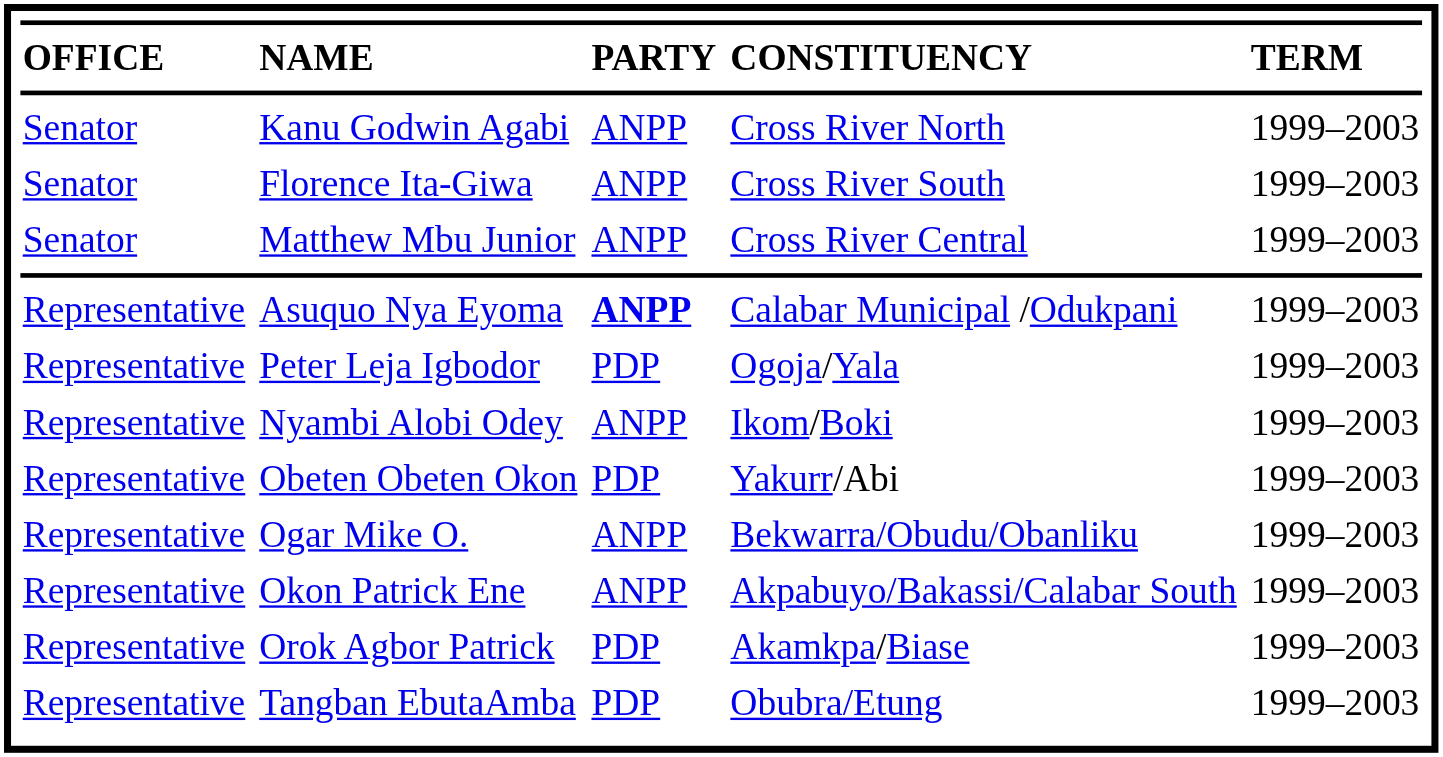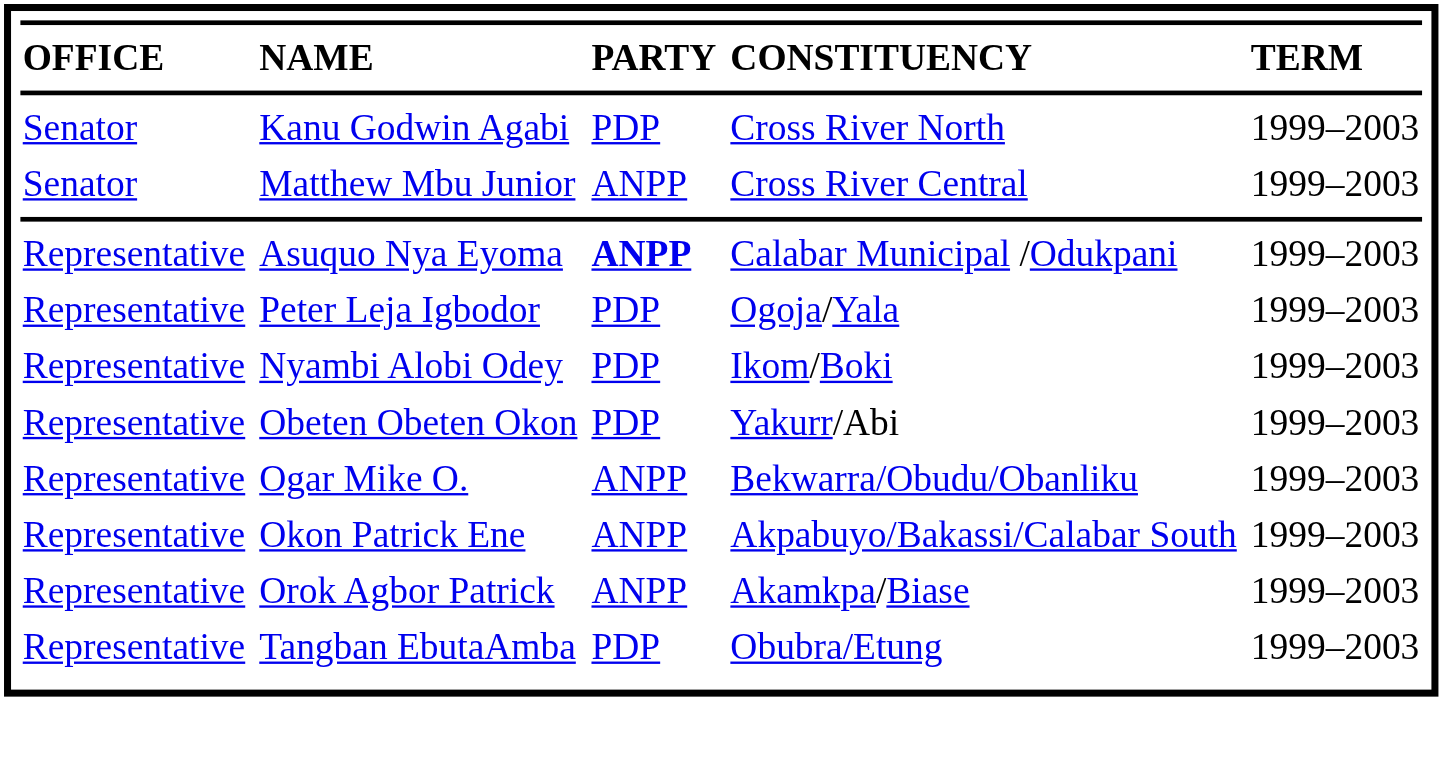(639, 127) ANPP -> (626, 127) PDP
- row: (396, 183)
(639, 422) ANPP -> (626, 366) PDP
(626, 646) PDP -> (639, 590) ANPP
